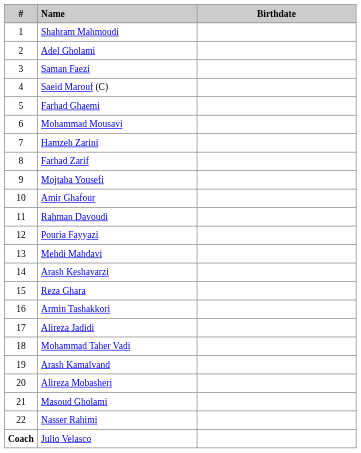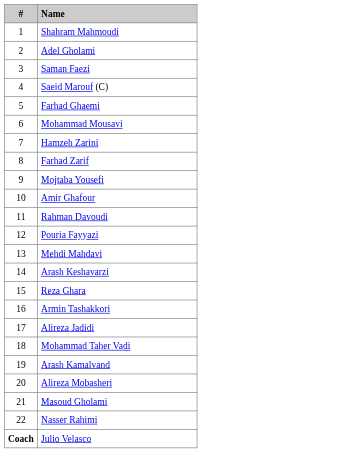- column: (276, 13)
